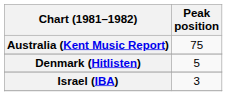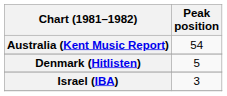(197, 44) 75 -> (197, 44) 54
